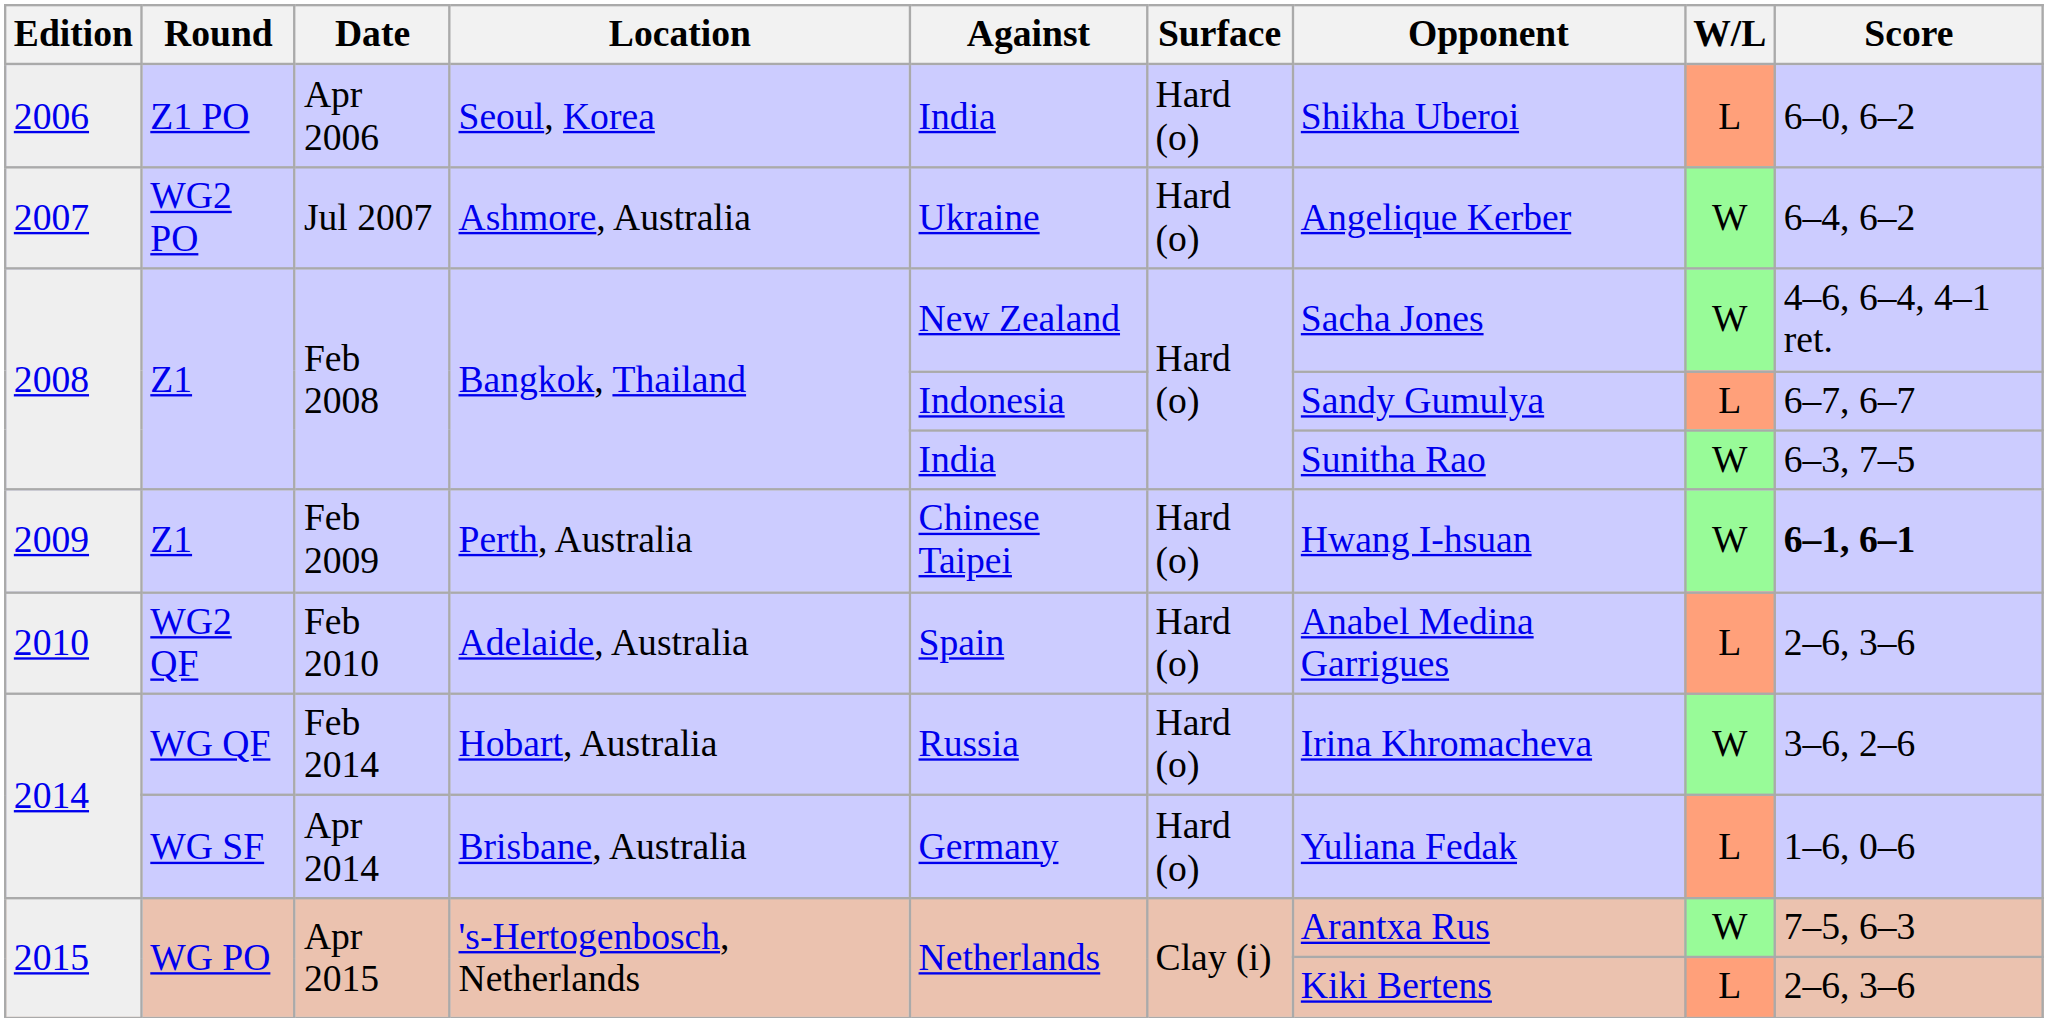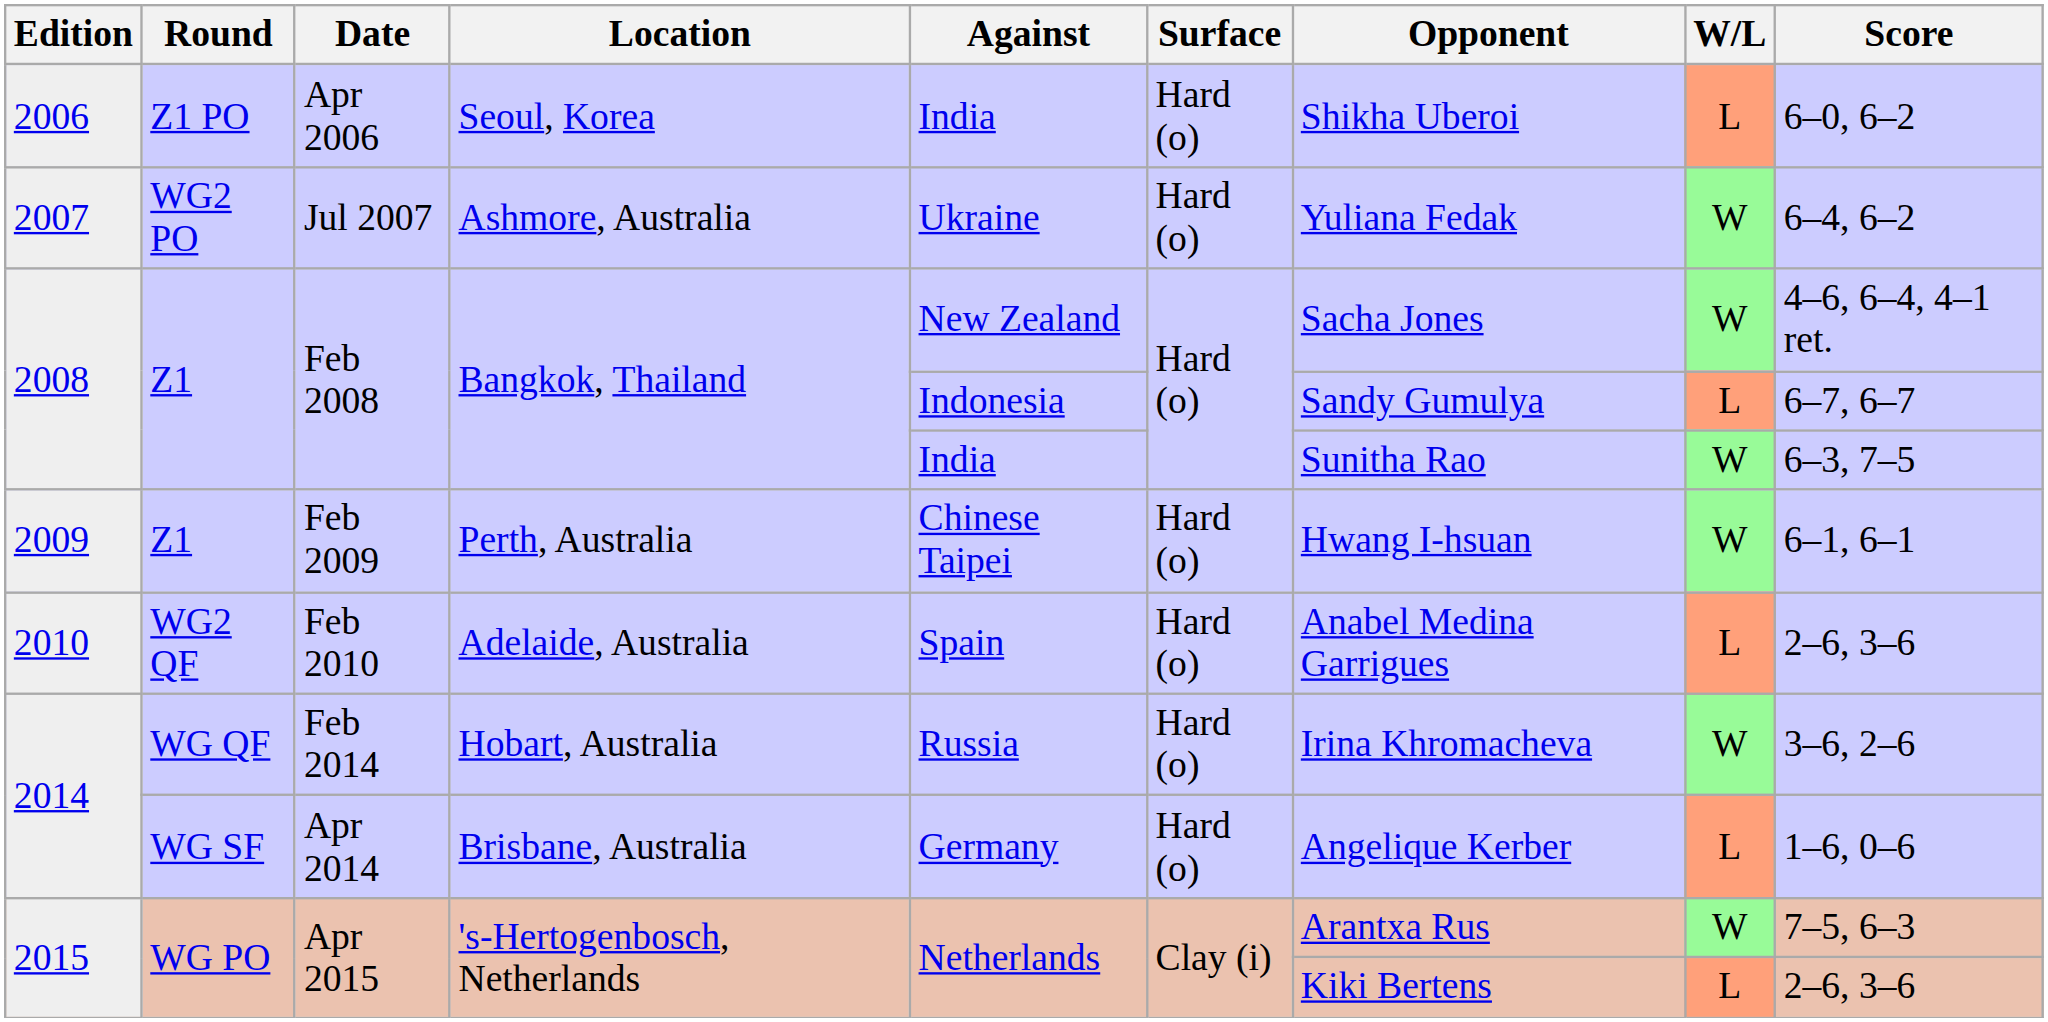(1436, 217) Angelique Kerber -> (1409, 217) Yuliana Fedak
(1850, 540) bold -> (1850, 540) normal
(1409, 845) Yuliana Fedak -> (1436, 845) Angelique Kerber
